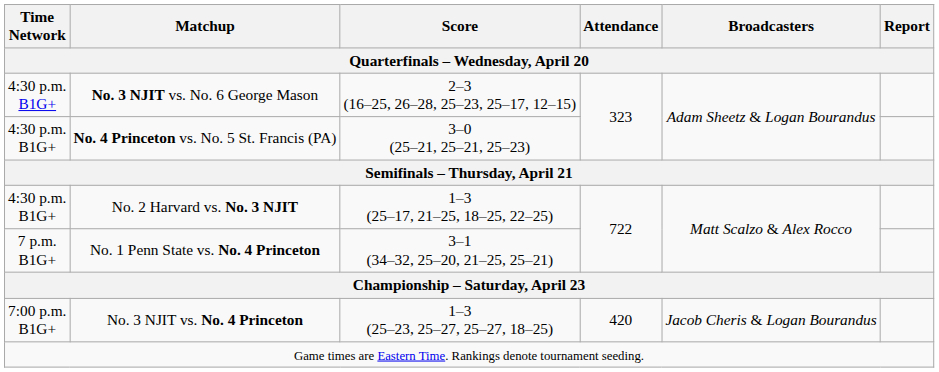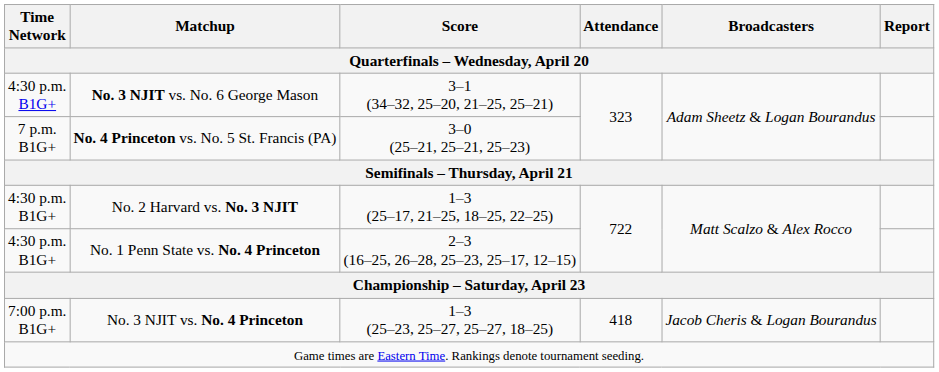(460, 95) 2–3 (16–25, 26–28, 25–23, 25–17, 12–15) -> (460, 95) 3–1 (34–32, 25–20, 21–25, 25–21)
(37, 138) 4:30 p.m. B1G+ -> (37, 138) 7 p.m. B1G+
(37, 251) 7 p.m. B1G+ -> (37, 251) 4:30 p.m. B1G+
(460, 251) 3–1 (34–32, 25–20, 21–25, 25–21) -> (460, 251) 2–3 (16–25, 26–28, 25–23, 25–17, 12–15)
(621, 319) 420 -> (621, 319) 418
